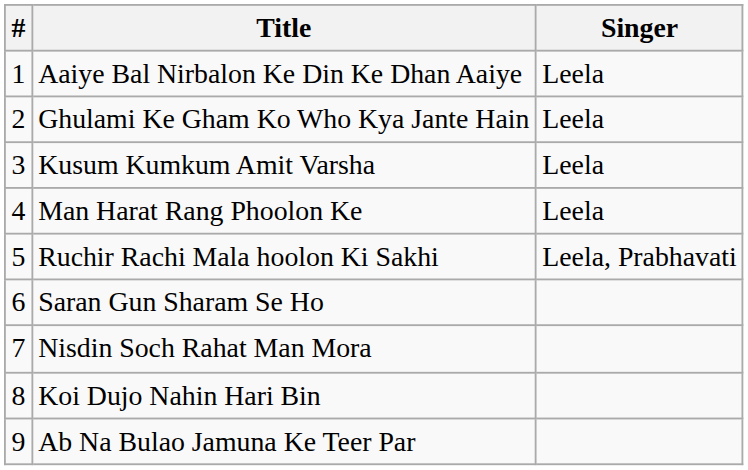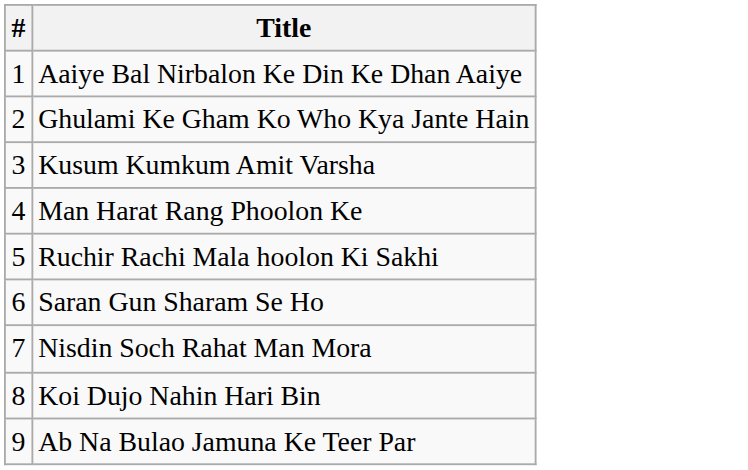- column: (640, 27)
